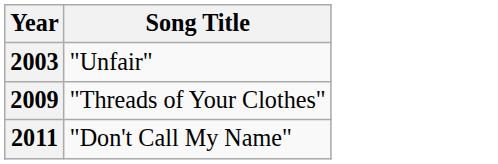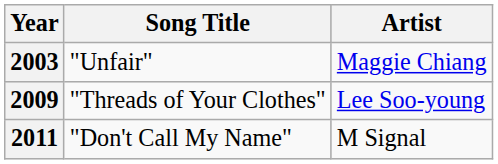+ column: (412, 23)
